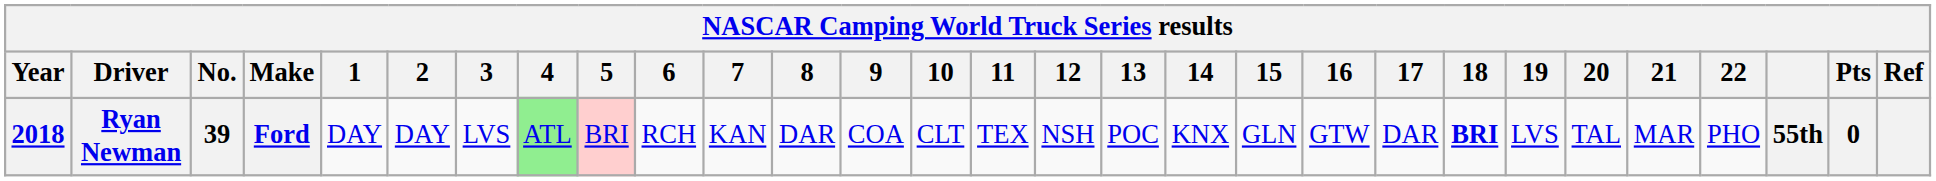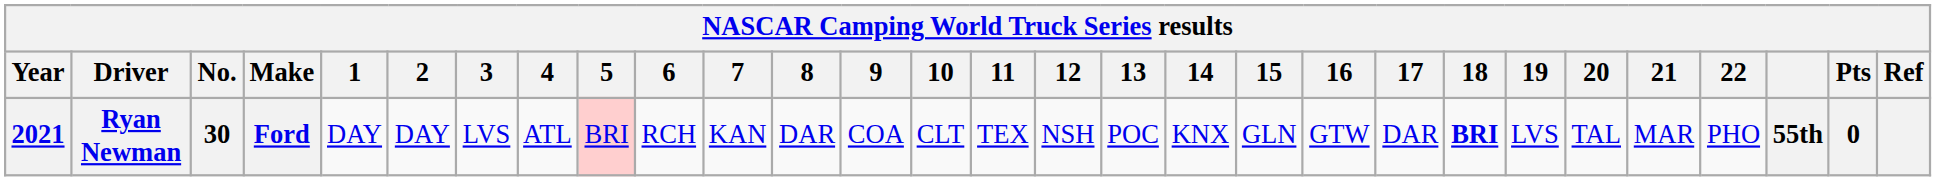(38, 135) 2018 -> (38, 135) 2021
(217, 135) 39 -> (217, 135) 30
(547, 135) lightgreen background -> (547, 135) no background
